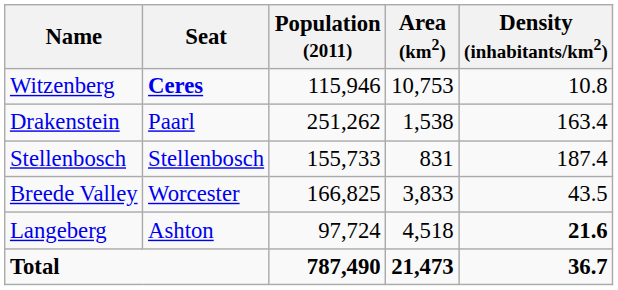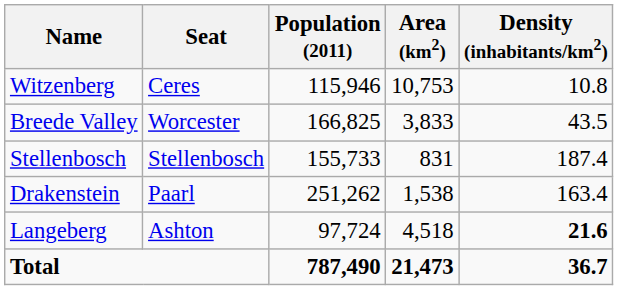(176, 86) bold -> (174, 86) normal
rows swapped: (65, 122) <-> (74, 194)
